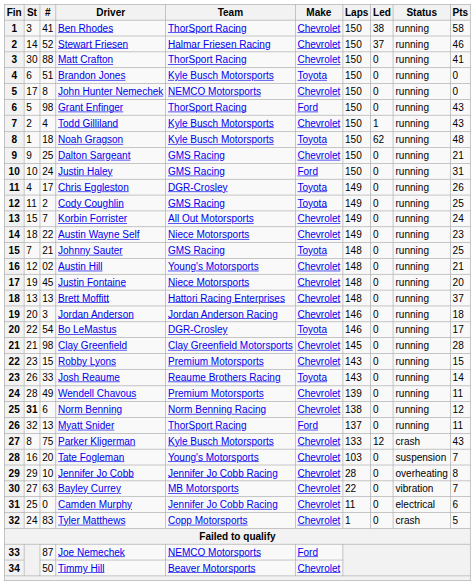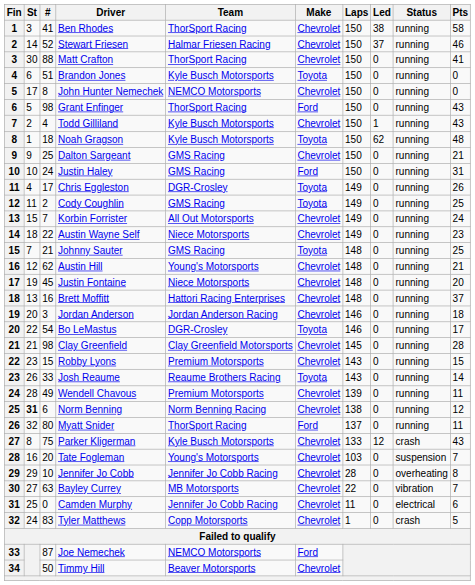(48, 267) 02 -> (48, 267) 62
(48, 298) 13 -> (48, 298) 16
(48, 425) 13 -> (48, 425) 80
